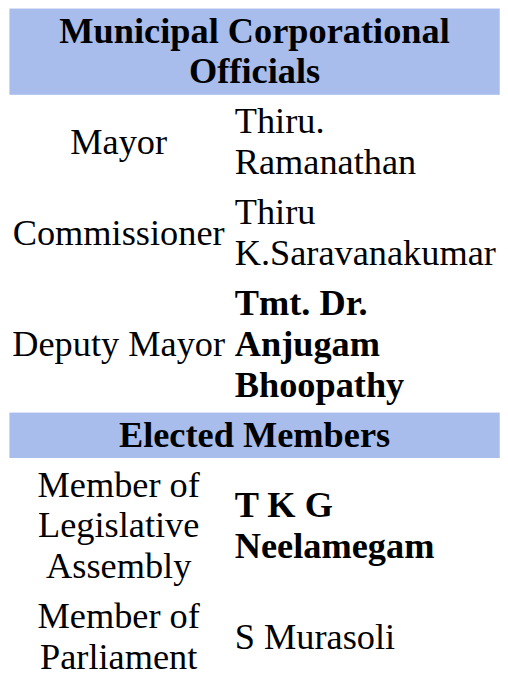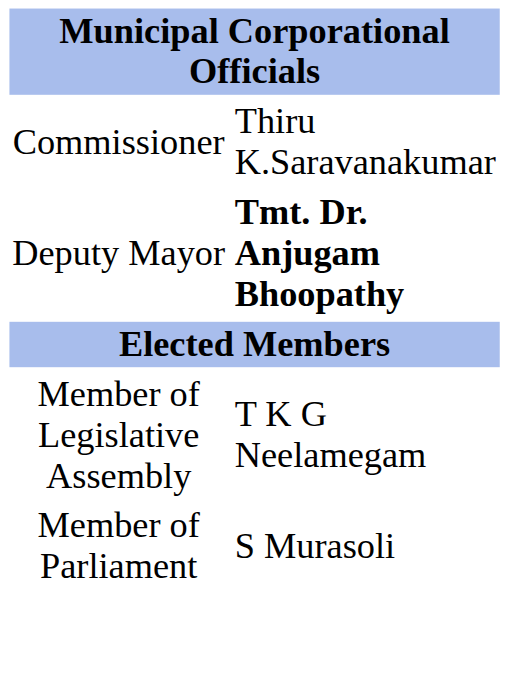- row: (119, 141)
(335, 525) bold -> (331, 434) normal
